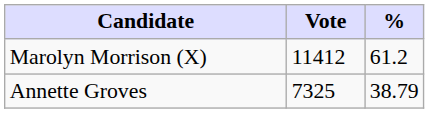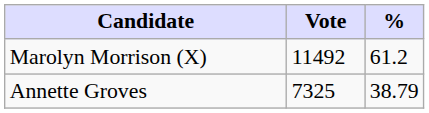(319, 56) 11412 -> (319, 56) 11492
